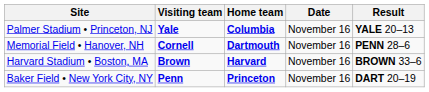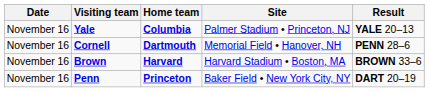columns swapped: (319, 12) <-> (80, 12)
